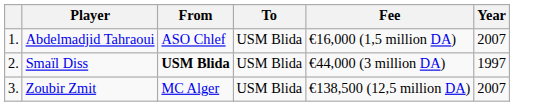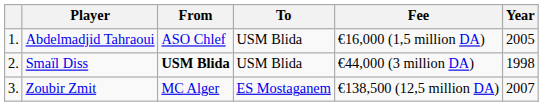(492, 41) 2007 -> (520, 41) 2005
(492, 65) 1997 -> (520, 65) 1998
(269, 89) USM Blida -> (284, 89) ES Mostaganem
